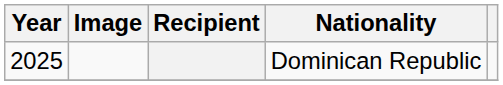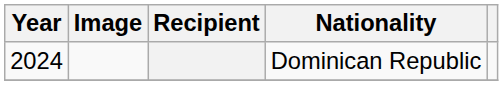(37, 60) 2025 -> (37, 60) 2024
